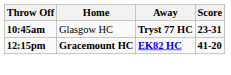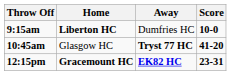+ row: (23, 29)
(210, 29) 23-31 -> (211, 45) 41-20
(210, 45) 41-20 -> (211, 62) 23-31
